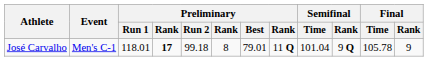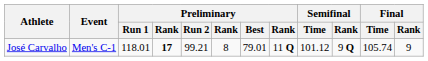(196, 47) 99.18 -> (196, 47) 99.21
(315, 47) 101.04 -> (315, 47) 101.12
(377, 47) 105.78 -> (377, 47) 105.74
